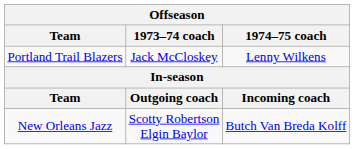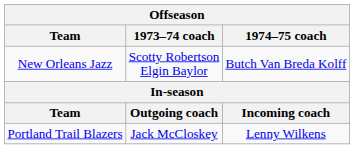rows swapped: (65, 56) <-> (65, 126)
